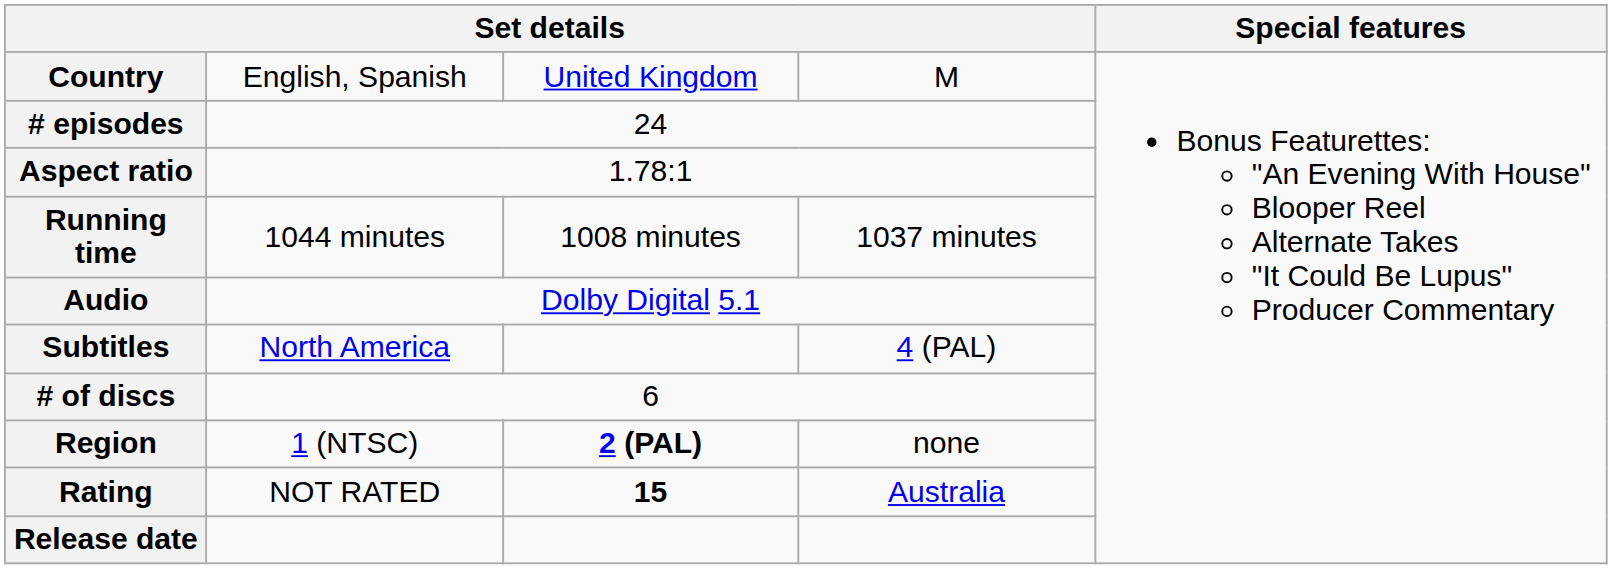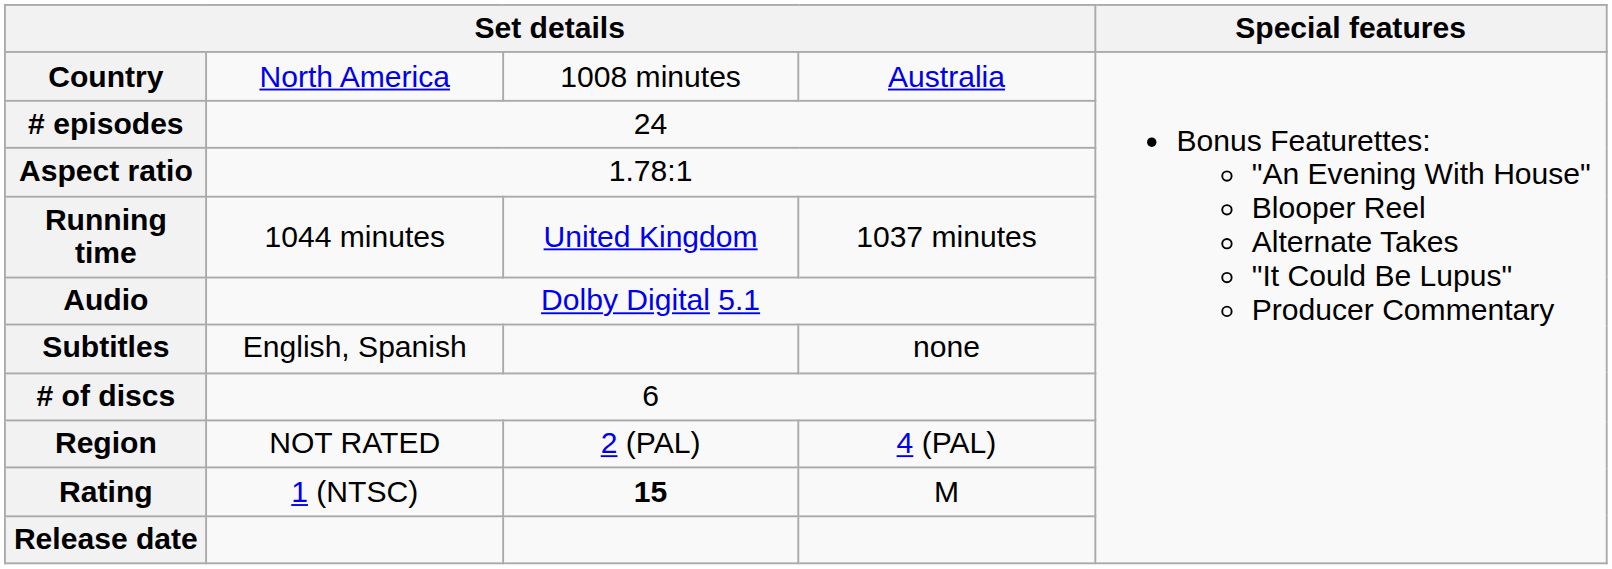(355, 76) English, Spanish -> (355, 76) North America
(651, 76) United Kingdom -> (651, 76) 1008 minutes
(946, 76) M -> (946, 76) Australia
(651, 236) 1008 minutes -> (651, 236) United Kingdom
(355, 348) North America -> (355, 348) English, Spanish
(946, 348) 4 (PAL) -> (946, 348) none
(355, 443) 1 (NTSC) -> (355, 443) NOT RATED
(651, 443) bold -> (651, 443) normal
(946, 443) none -> (946, 443) 4 (PAL)
(355, 491) NOT RATED -> (355, 491) 1 (NTSC)
(946, 491) Australia -> (946, 491) M
